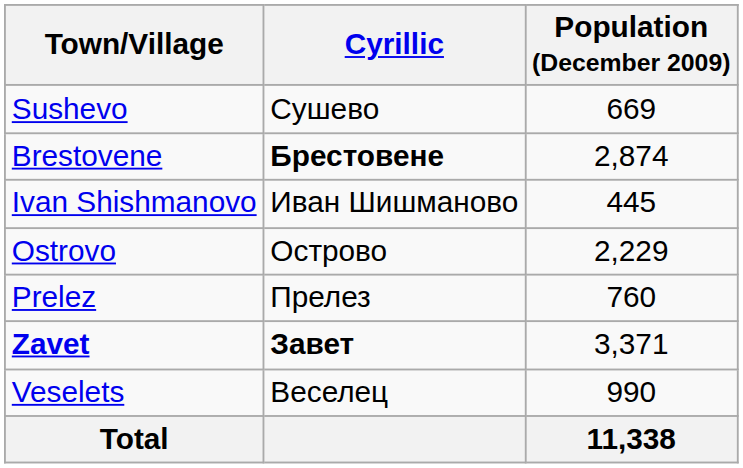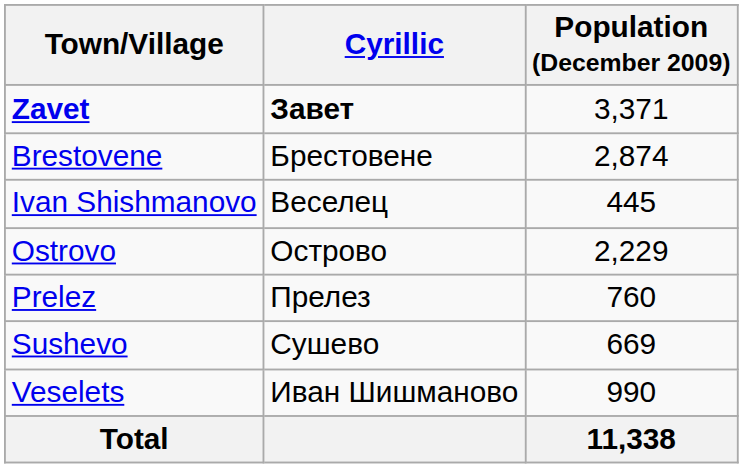rows swapped: (51, 344) <-> (70, 108)
(357, 155) bold -> (352, 155) normal
(394, 203) Иван Шишманово -> (329, 203) Веселец
(329, 391) Веселец -> (394, 391) Иван Шишманово
